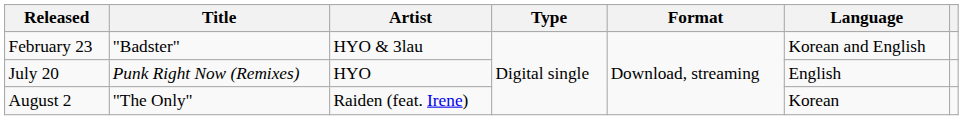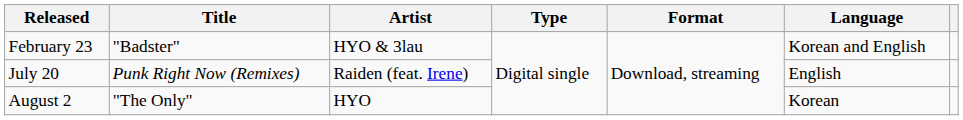(352, 73) HYO -> (401, 73) Raiden (feat. Irene)
(401, 100) Raiden (feat. Irene) -> (352, 100) HYO
